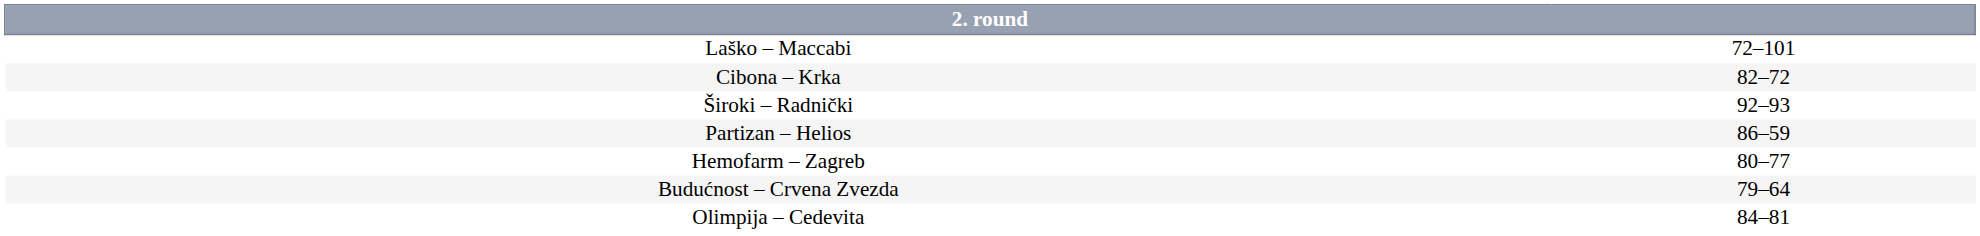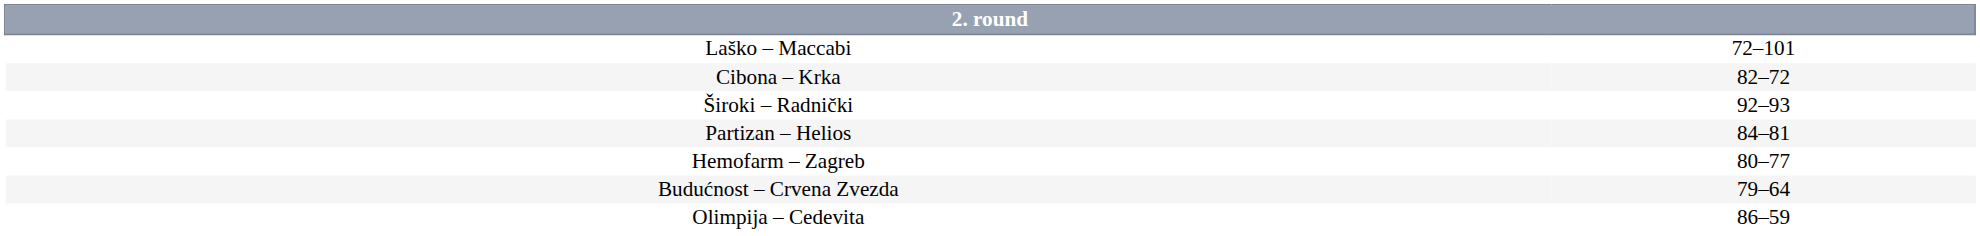(1763, 133) 86–59 -> (1763, 133) 84–81
(1763, 217) 84–81 -> (1763, 217) 86–59
